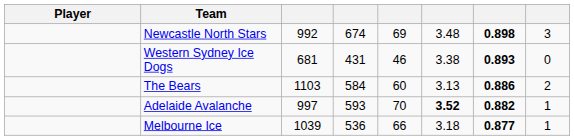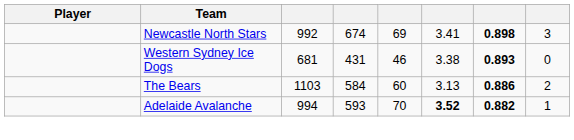(448, 33) 3.48 -> (448, 33) 3.41
(307, 106) 997 -> (307, 106) 994
- row: (183, 125)
